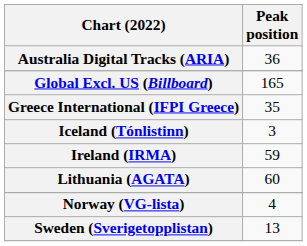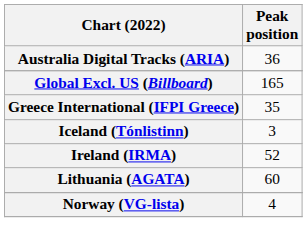(272, 155) 59 -> (272, 155) 52
- row: (124, 228)
